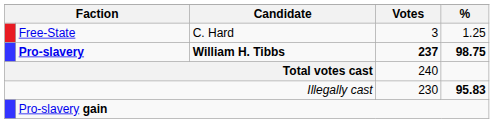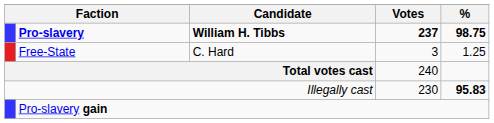rows swapped: (51, 52) <-> (47, 33)
